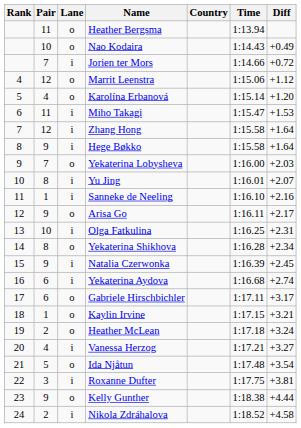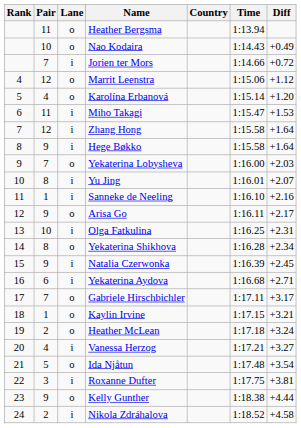(282, 280) +2.74 -> (282, 280) +2.71
(46, 297) 6 -> (46, 297) 7
